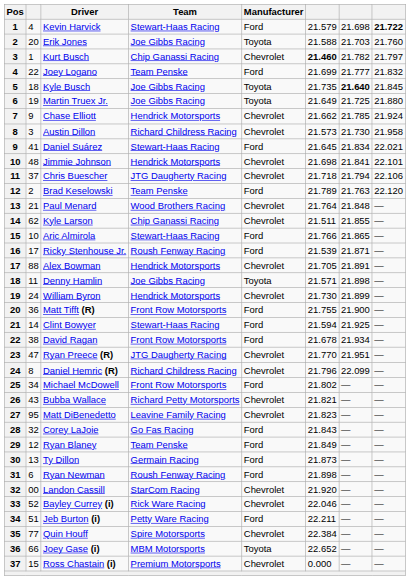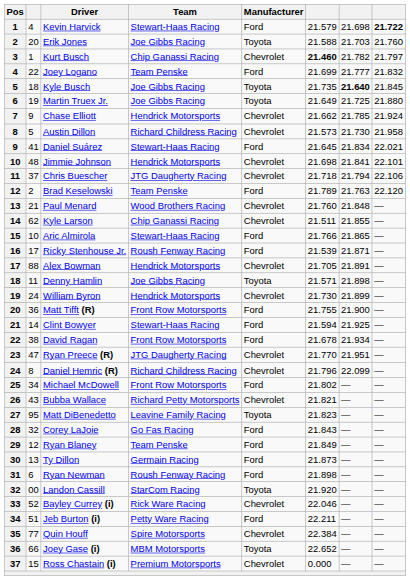(31, 131) 3 -> (31, 131) 5
(322, 206) 21.764 -> (322, 206) 21.760
(264, 415) Chevrolet -> (258, 415) Toyota
(264, 489) Chevrolet -> (258, 489) Toyota
